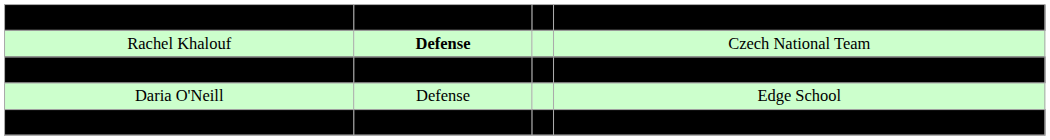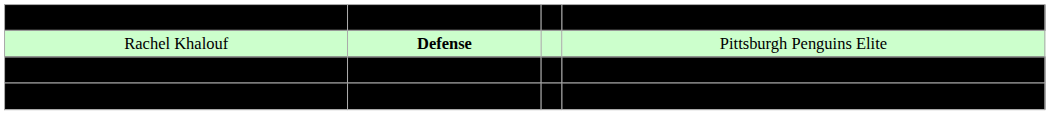(799, 43) Czech National Team -> (803, 43) Pittsburgh Penguins Elite
(799, 69) Pittsburgh Penguins Elite -> (803, 69) Czech National Team
- row: (179, 95)
(443, 122) normal -> (444, 95) bold
